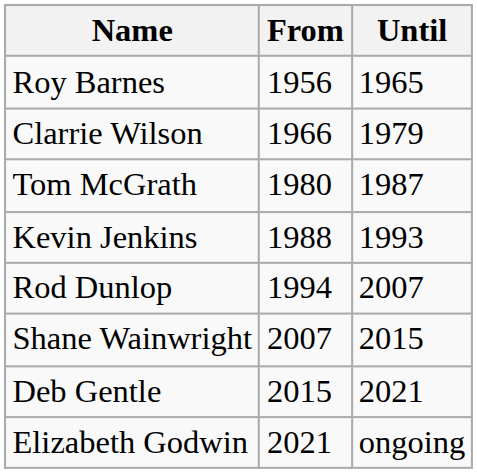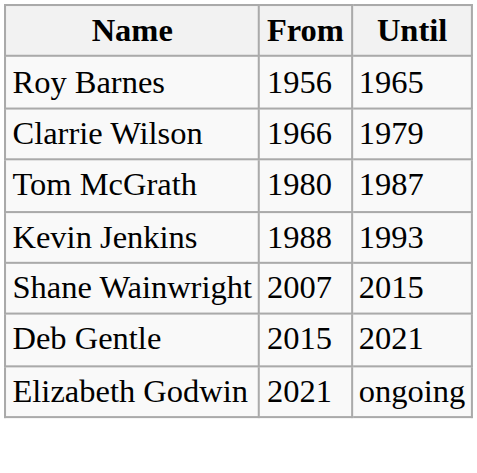- row: (92, 287)
